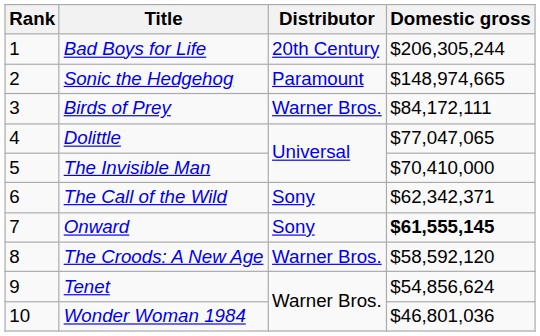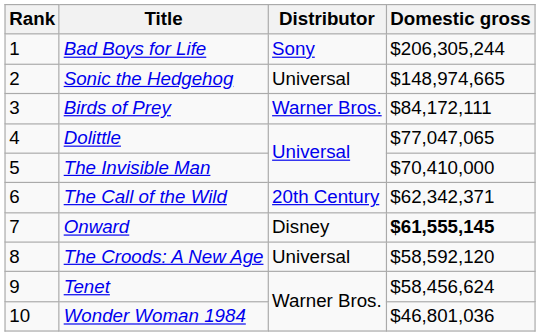(326, 49) 20th Century -> (293, 49) Sony
(318, 78) Paramount -> (311, 78) Universal
(293, 197) Sony -> (326, 197) 20th Century
(293, 227) Sony -> (301, 227) Disney
(327, 256) Warner Bros. -> (311, 256) Universal
(442, 286) $54,856,624 -> (442, 286) $58,456,624
